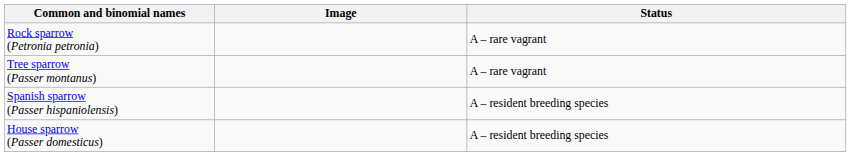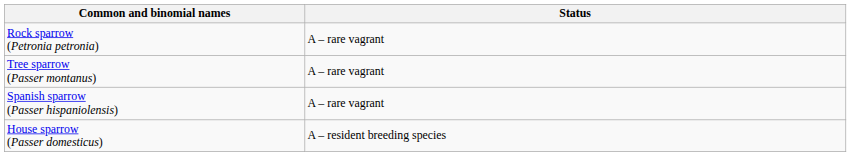- column: (341, 13)
(539, 103) A – resident breeding species -> (346, 103) A – rare vagrant
